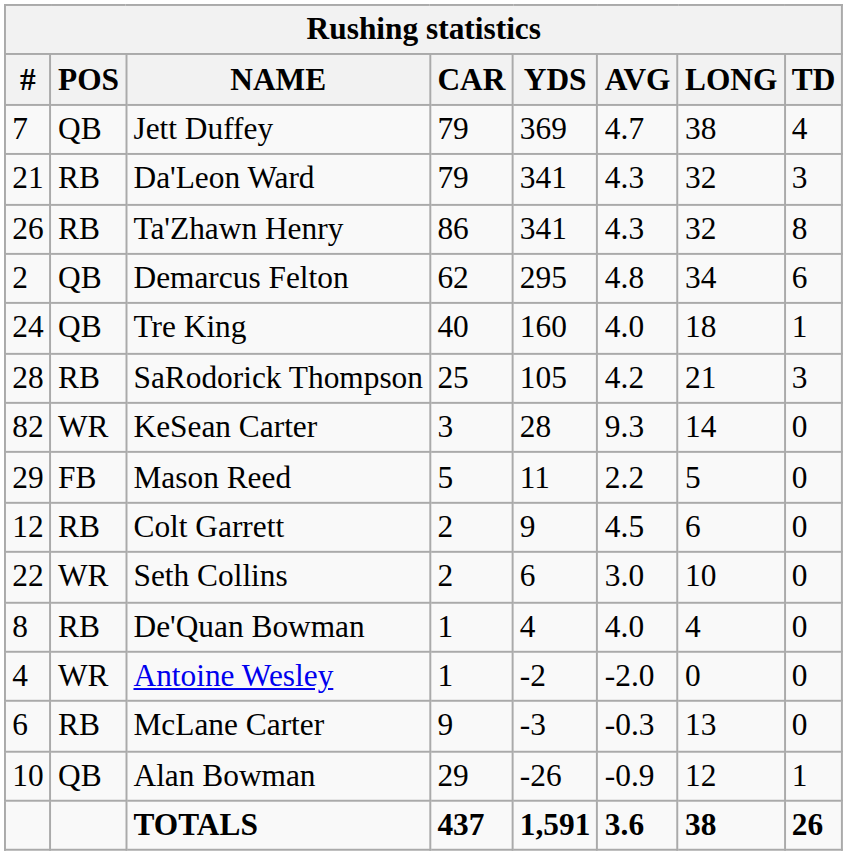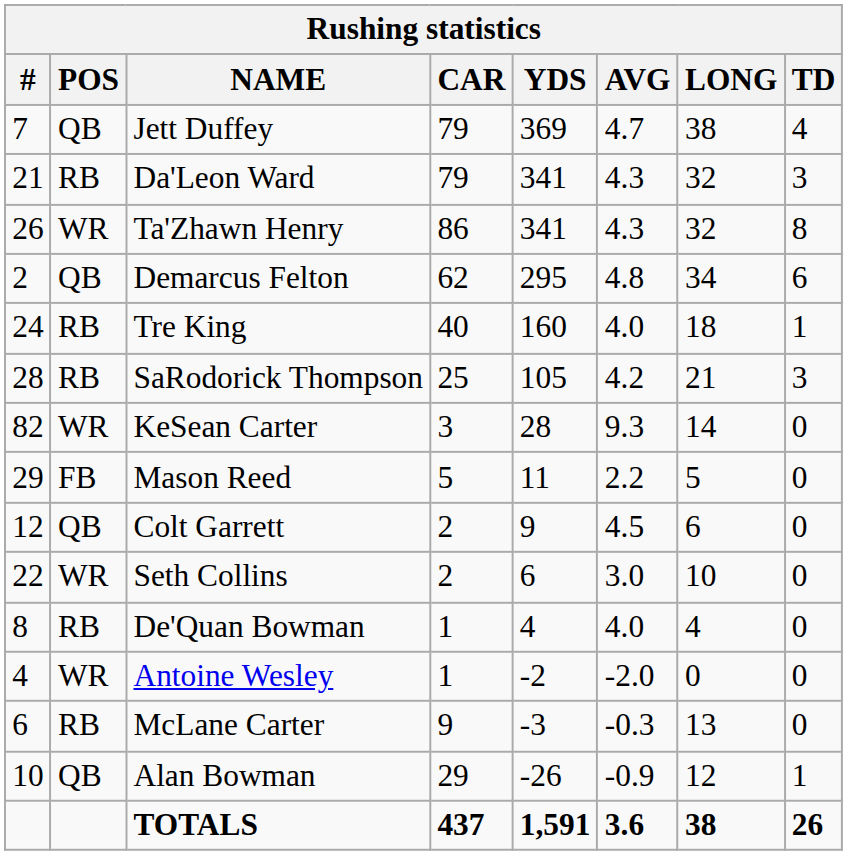(79, 228) RB -> (83, 228) WR
(80, 327) QB -> (79, 327) RB
(79, 526) RB -> (80, 526) QB
